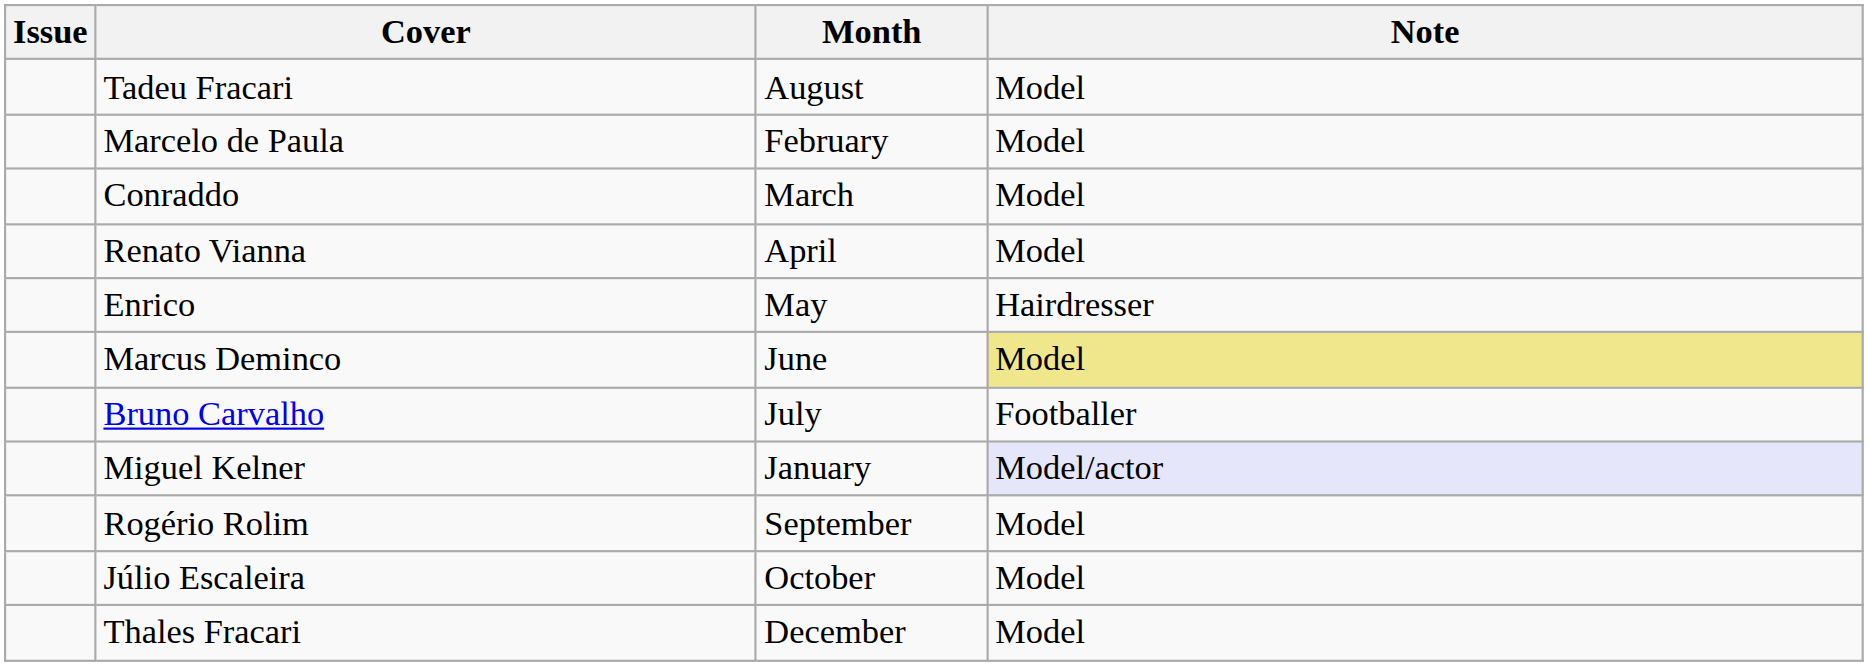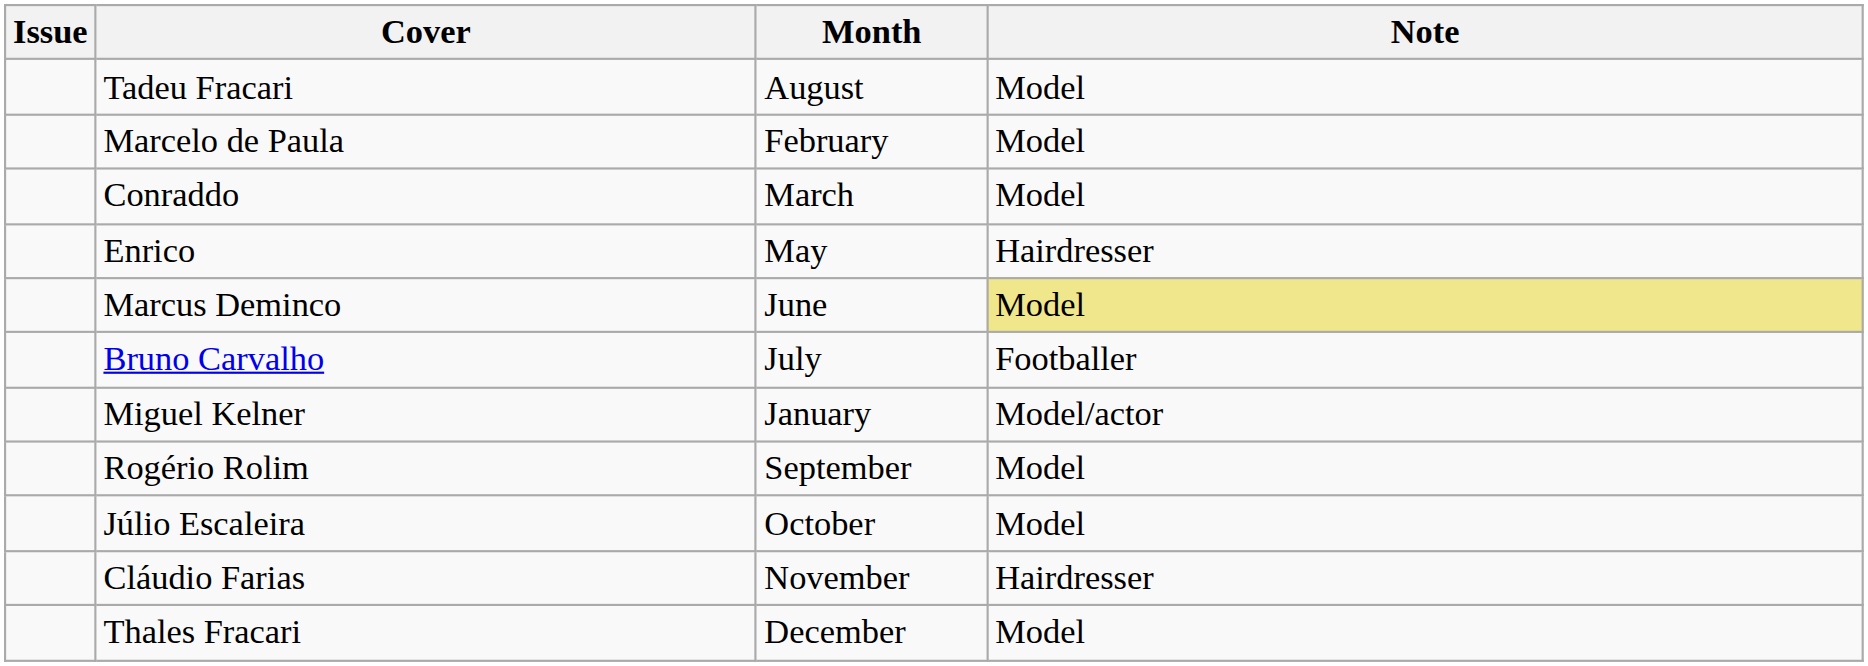- row: (205, 250)
(1079, 468) lavender background -> (1079, 413) no background
+ row: (204, 577)
